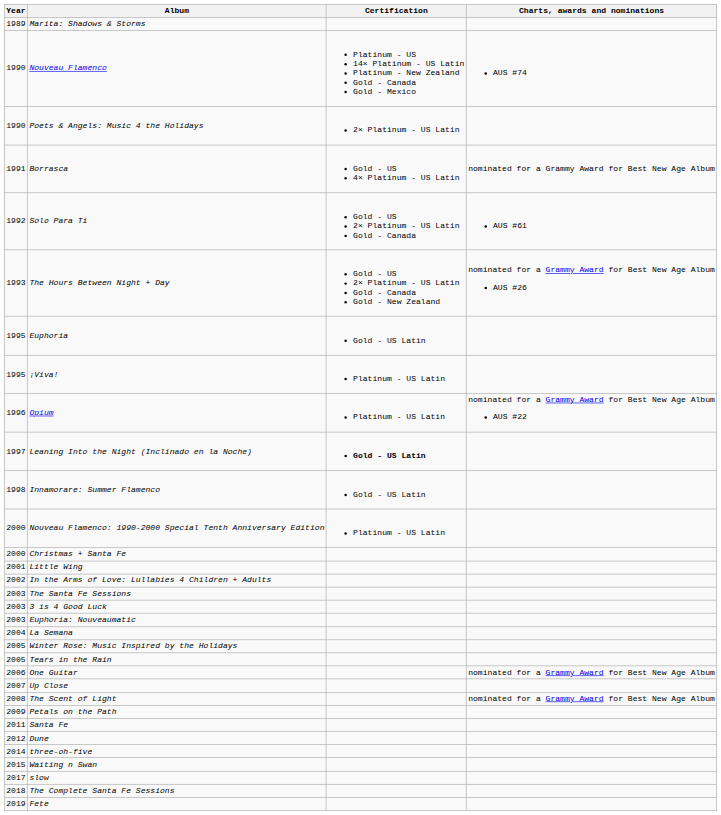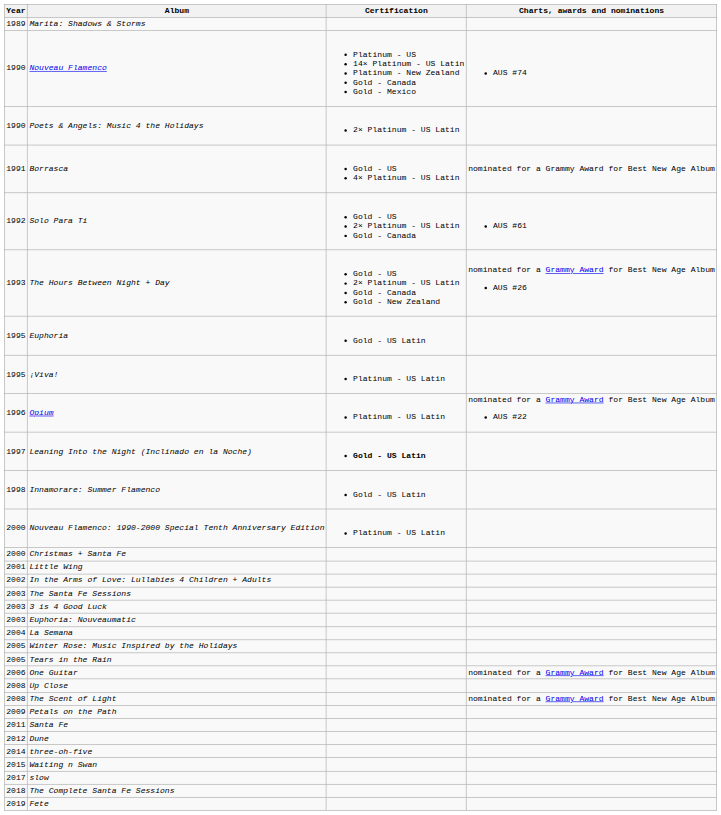(16, 686) 2007 -> (16, 686) 2008
